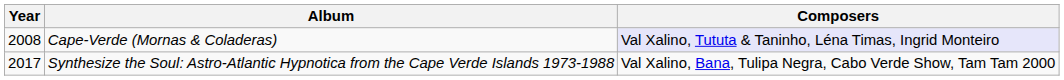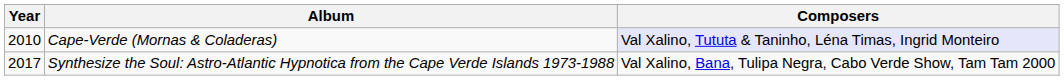(24, 39) 2008 -> (24, 39) 2010
